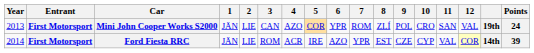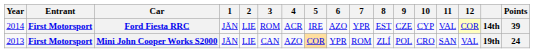rows swapped: (157, 25) <-> (157, 40)
